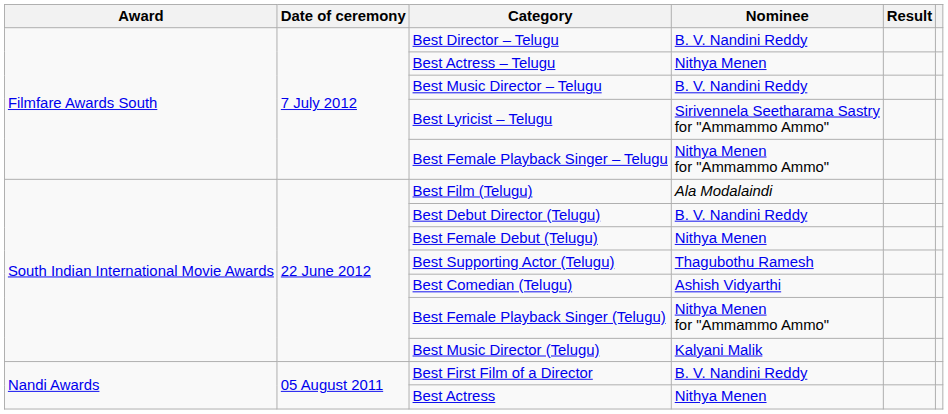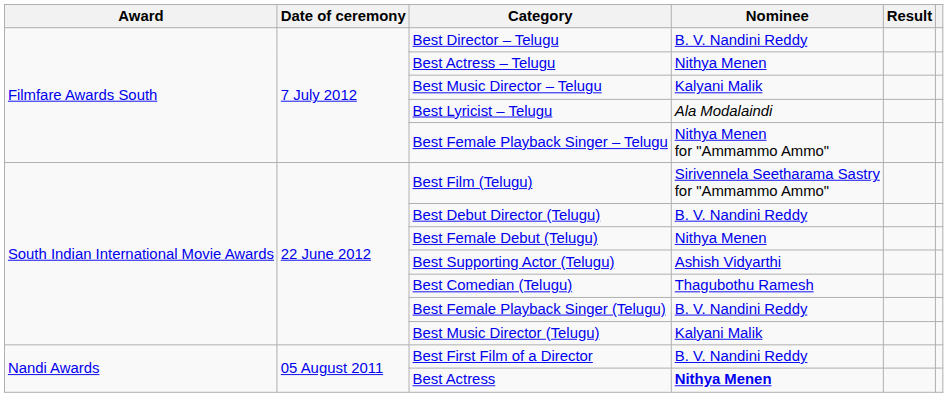(741, 87) B. V. Nandini Reddy -> (719, 87) Kalyani Malik
(777, 119) Sirivennela Seetharama Sastry for "Ammammo Ammo" -> (724, 110) Ala Modalaindi
(724, 191) Ala Modalaindi -> (777, 183) Sirivennela Seetharama Sastry for "Ammammo Ammo"
(744, 262) Thagubothu Ramesh -> (728, 262) Ashish Vidyarthi
(728, 285) Ashish Vidyarthi -> (744, 285) Thagubothu Ramesh
(752, 317) Nithya Menen for "Ammammo Ammo" -> (741, 309) B. V. Nandini Reddy
(721, 396) normal -> (723, 380) bold
